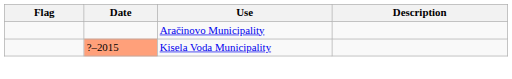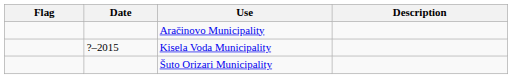(103, 47) lightsalmon background -> (103, 47) no background
+ row: (216, 64)
